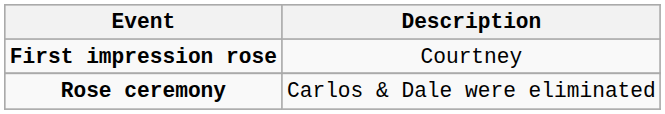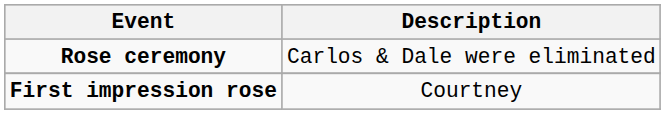rows swapped: (143, 57) <-> (143, 91)
